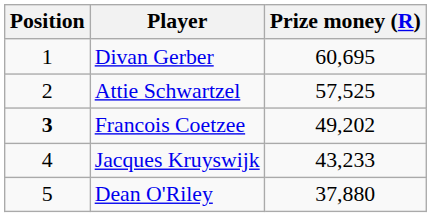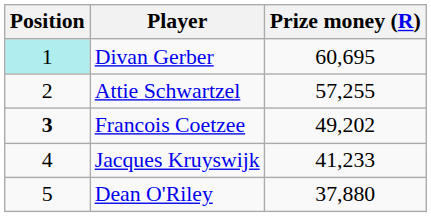(47, 56) no background -> (47, 56) paleturquoise background
(345, 90) 57,525 -> (345, 90) 57,255
(345, 159) 43,233 -> (345, 159) 41,233
